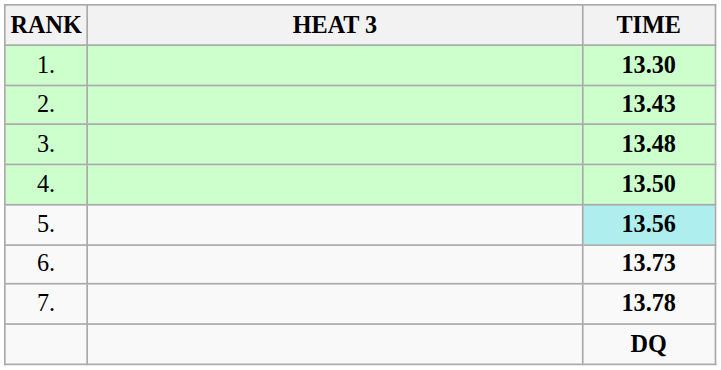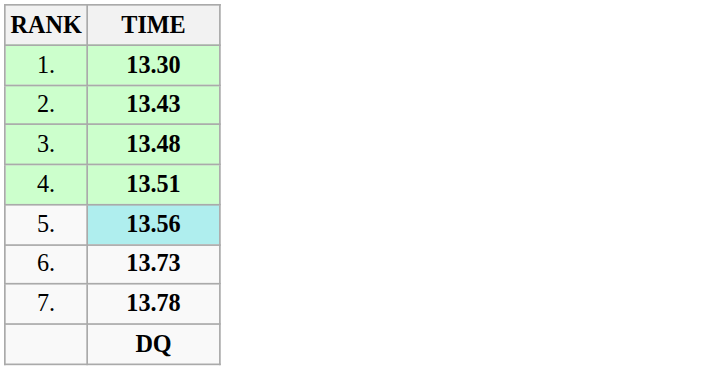- column: (335, 24)
(649, 184) 13.50 -> (154, 184) 13.51
